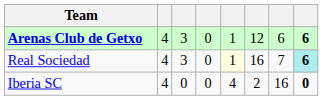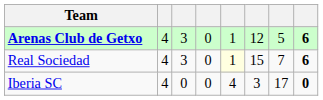(281, 38) 6 -> (281, 38) 5
(257, 60) 16 -> (257, 60) 15
(306, 60) paleturquoise background -> (306, 60) no background
(257, 83) 2 -> (257, 83) 3
(281, 83) 16 -> (281, 83) 17
